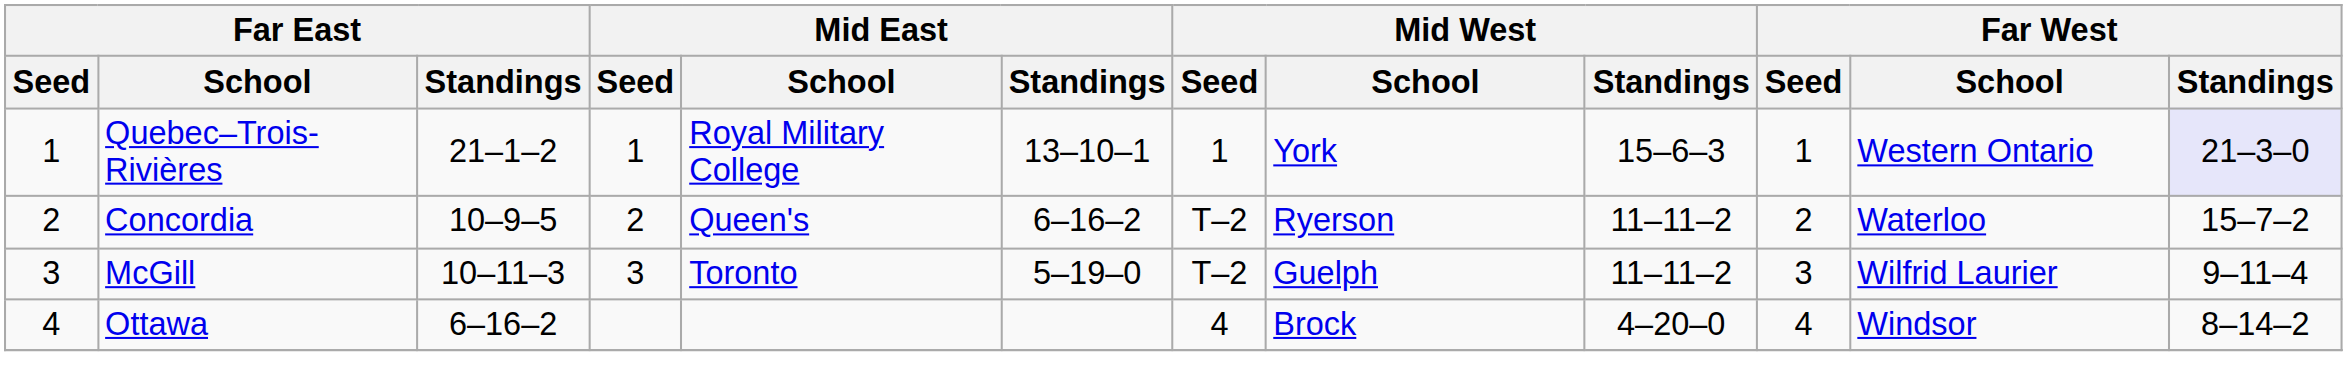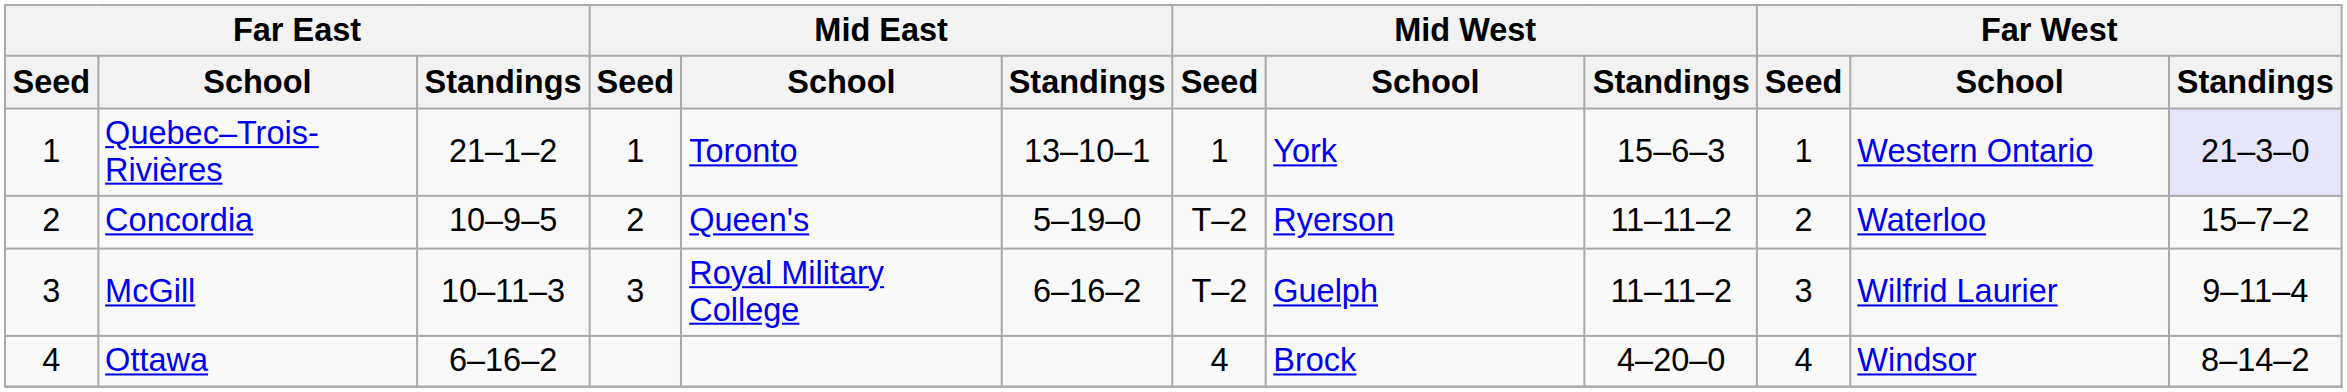(787, 151) Royal Military College -> (743, 151) Toronto
(1087, 221) 6–16–2 -> (1087, 221) 5–19–0
(743, 272) Toronto -> (787, 291) Royal Military College
(1087, 272) 5–19–0 -> (1087, 291) 6–16–2
